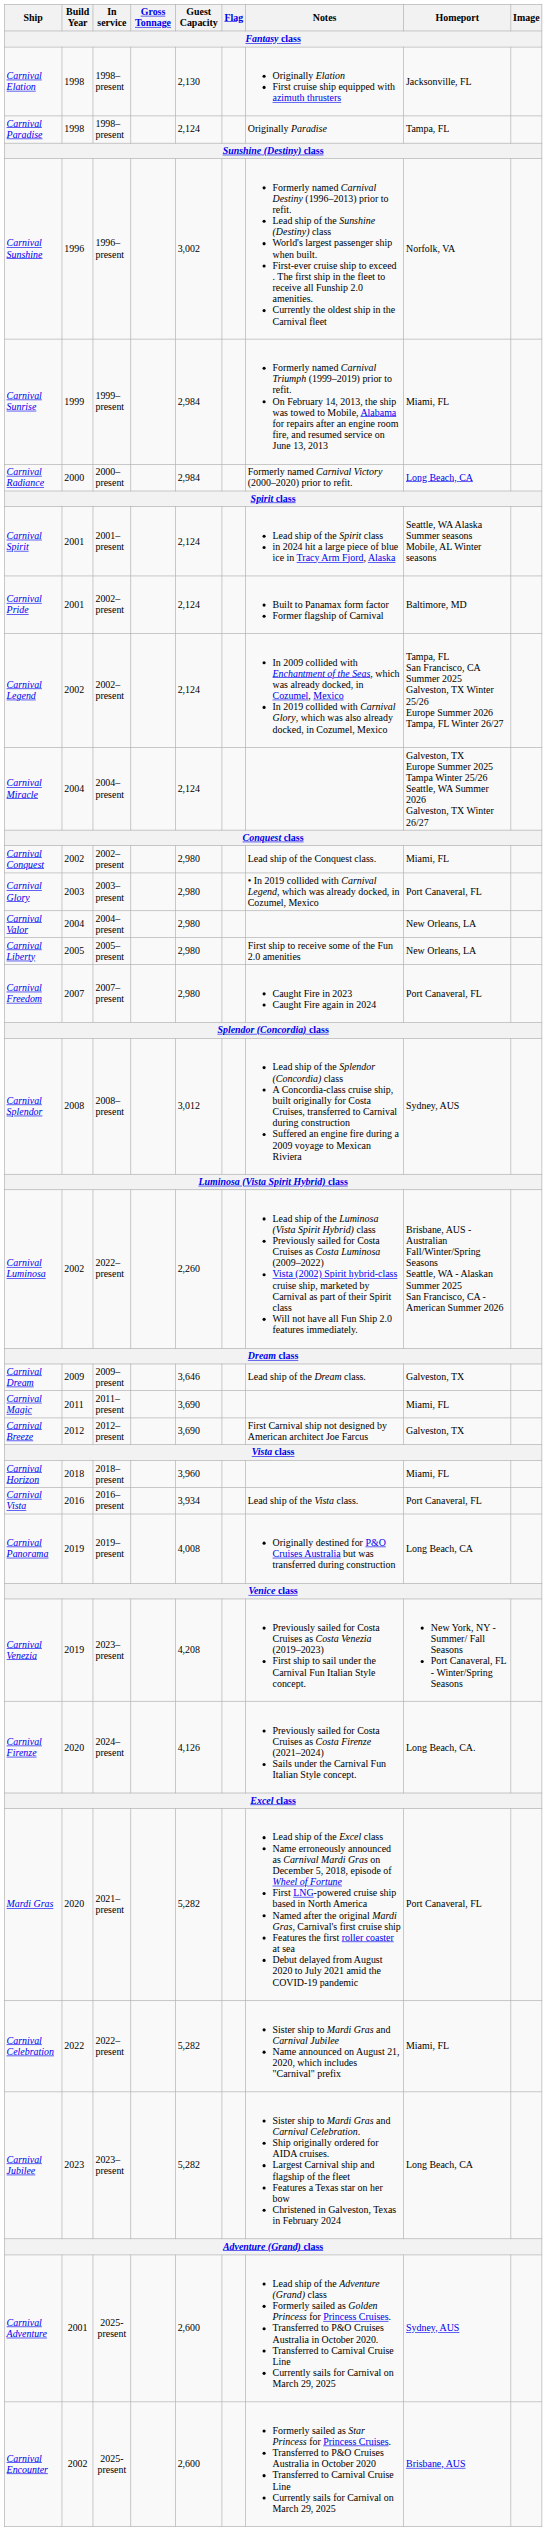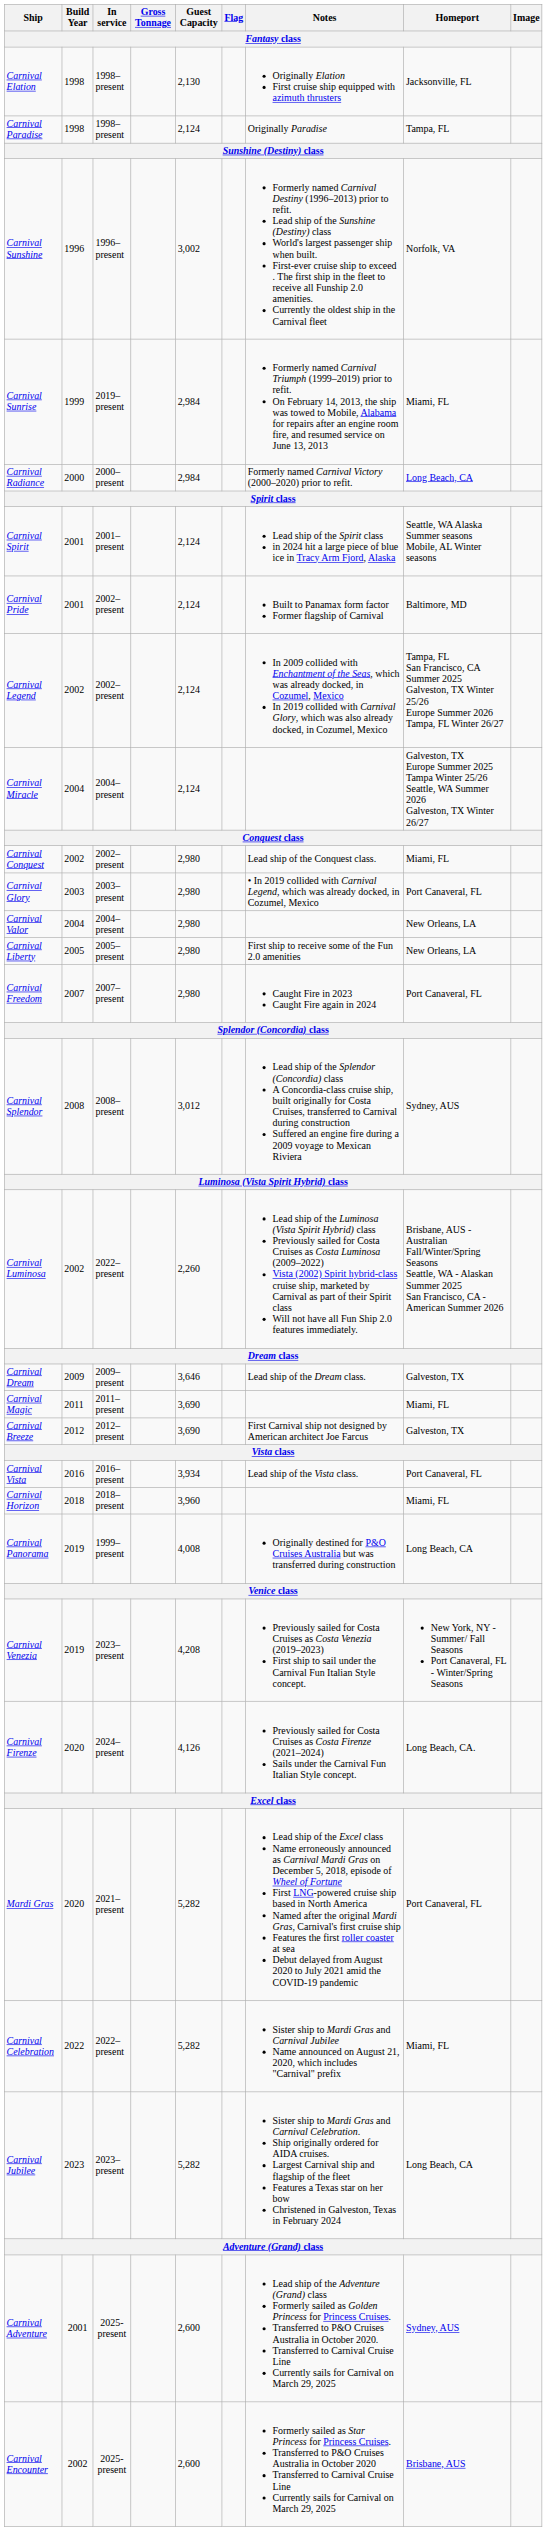(110, 401) 1999–present -> (110, 401) 2019–present
rows swapped: (24, 1500) <-> (24, 1474)
(110, 1548) 2019–present -> (110, 1548) 1999–present
